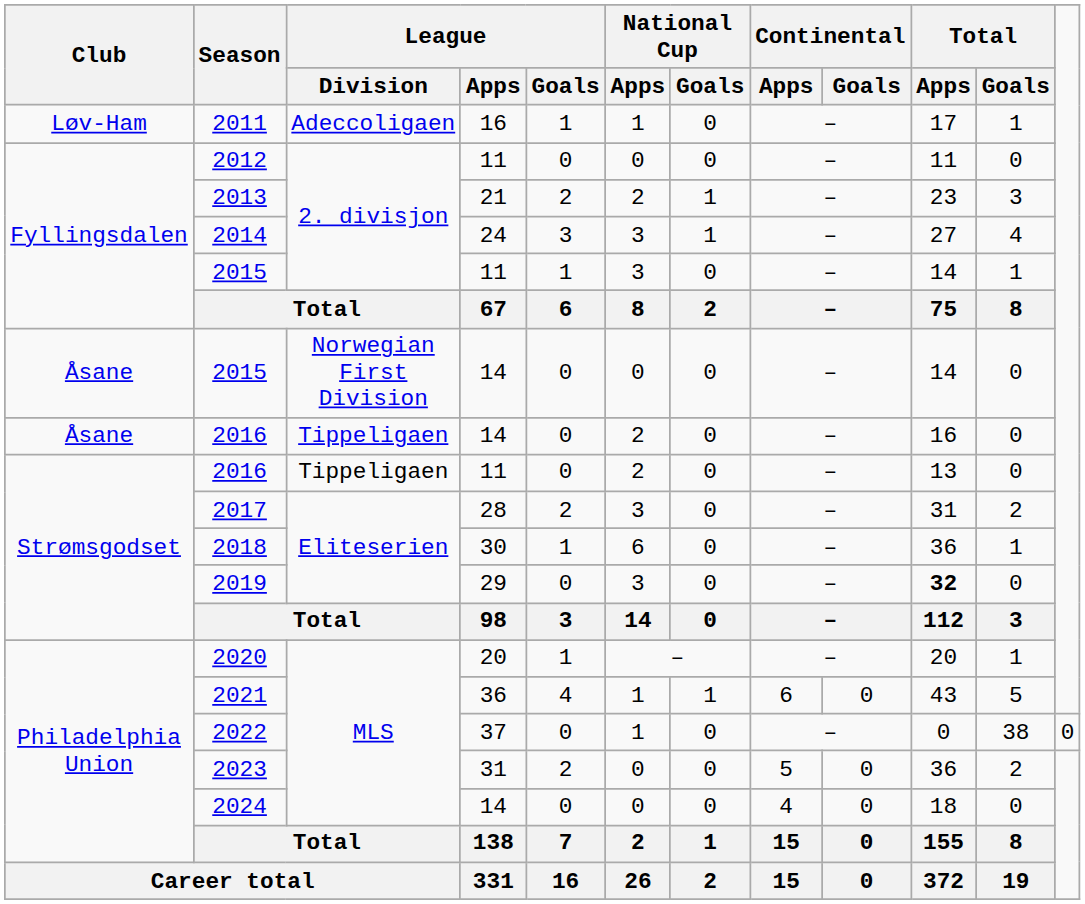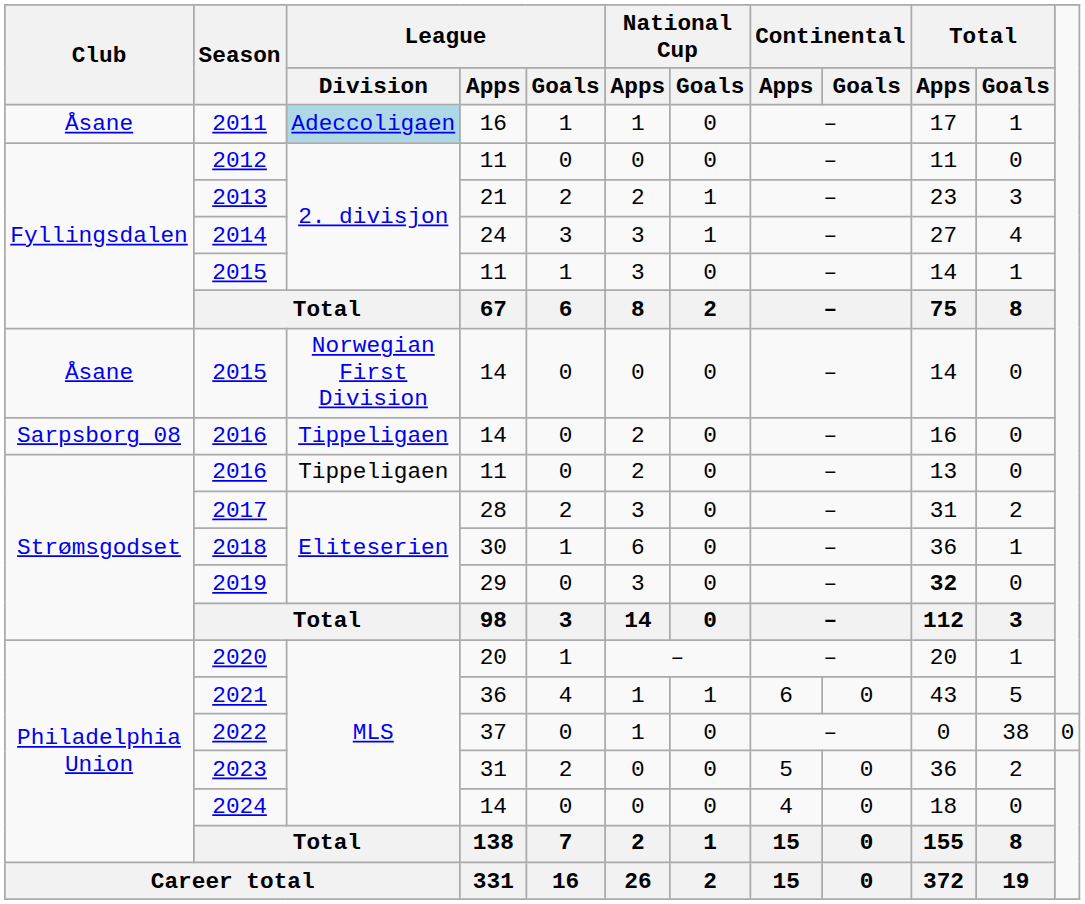(99, 124) Løv-Ham -> (99, 124) Åsane
(373, 124) no background -> (373, 124) lightblue background
(99, 436) Åsane -> (99, 436) Sarpsborg 08
